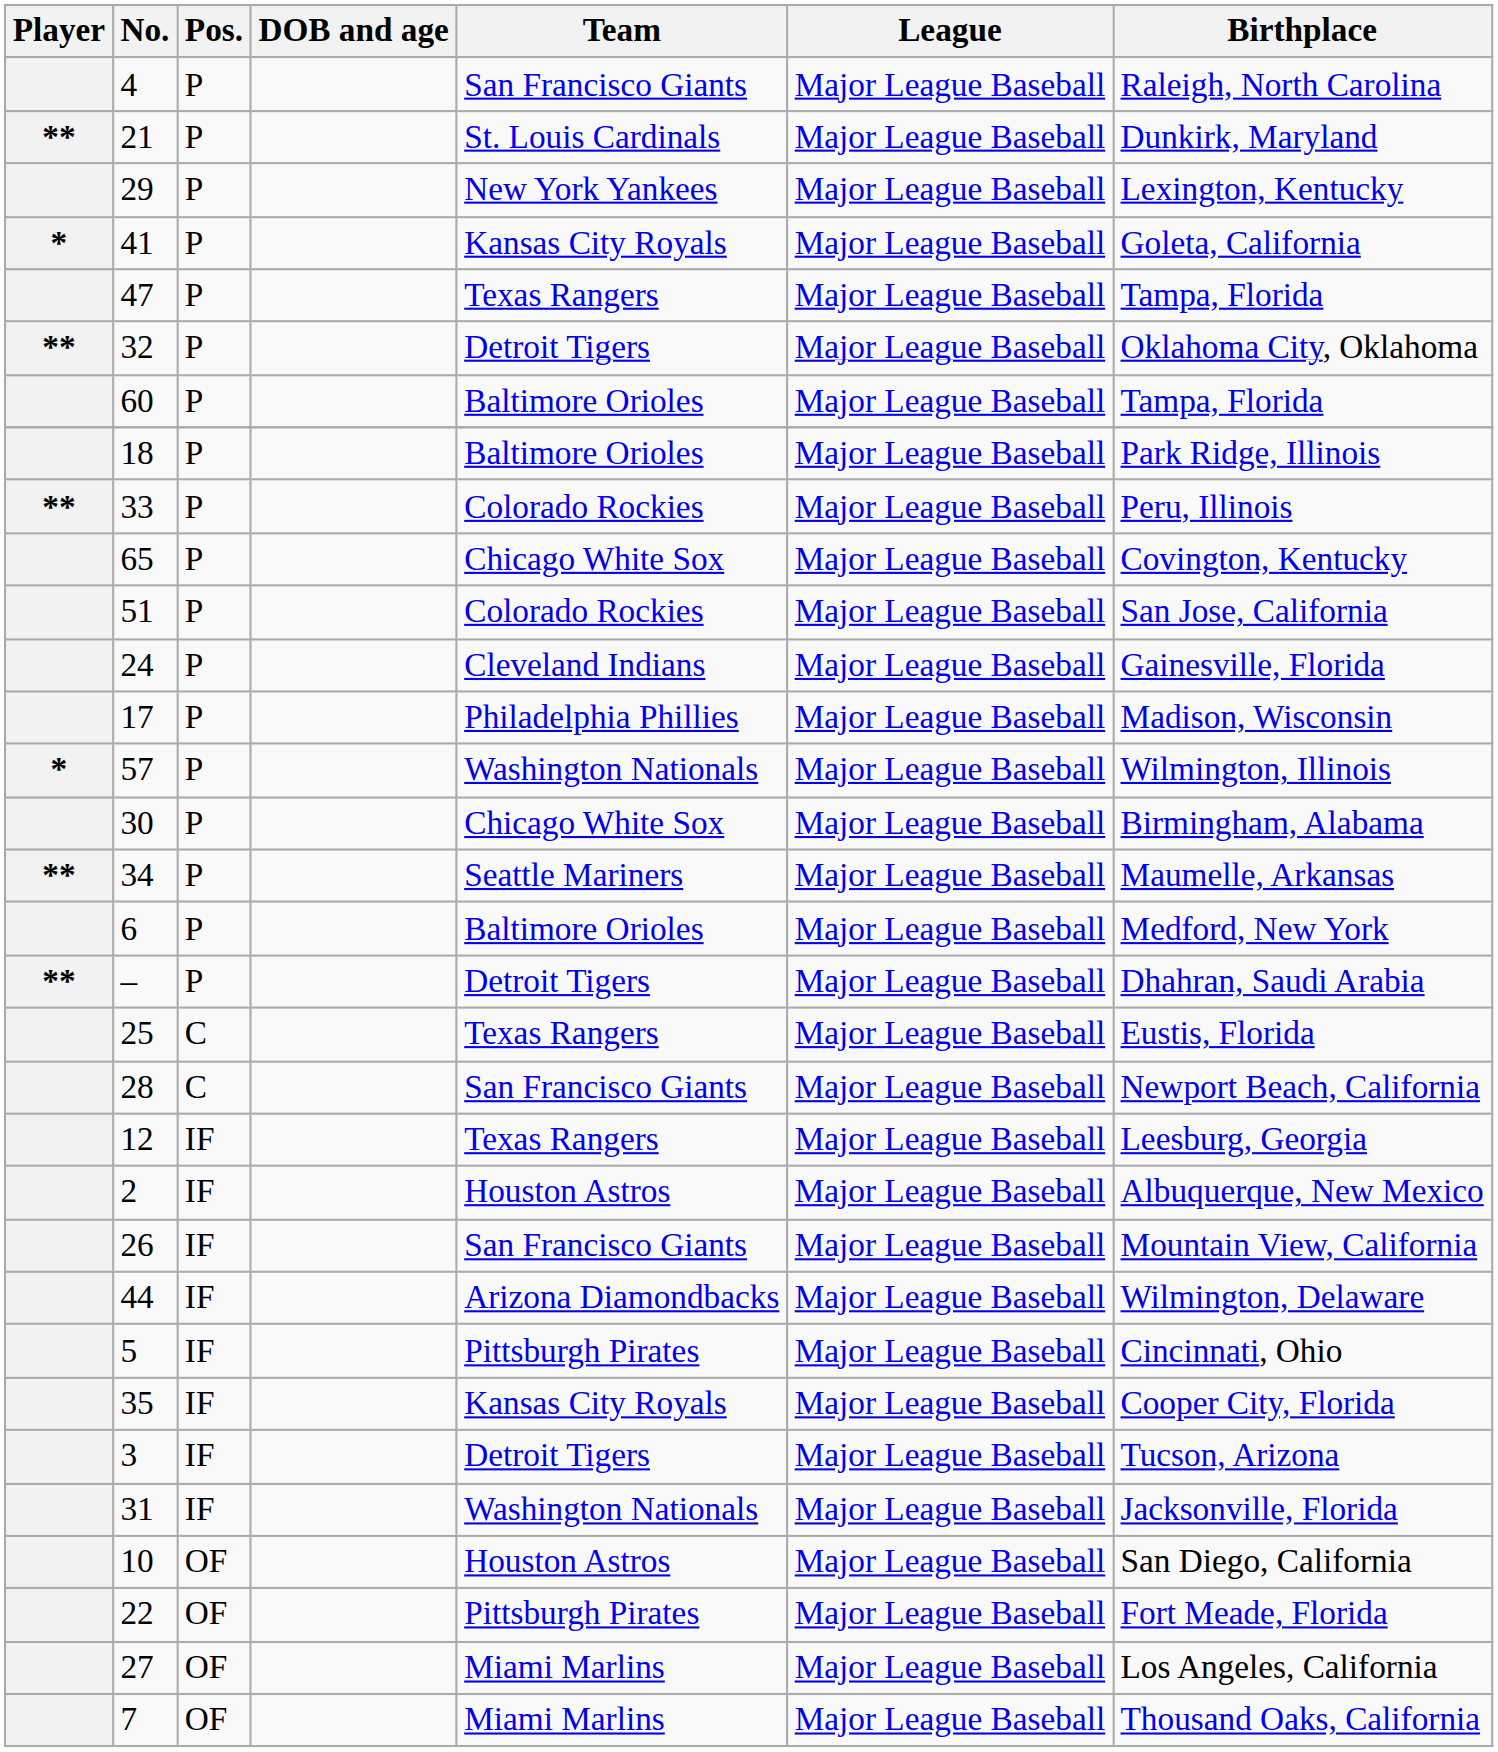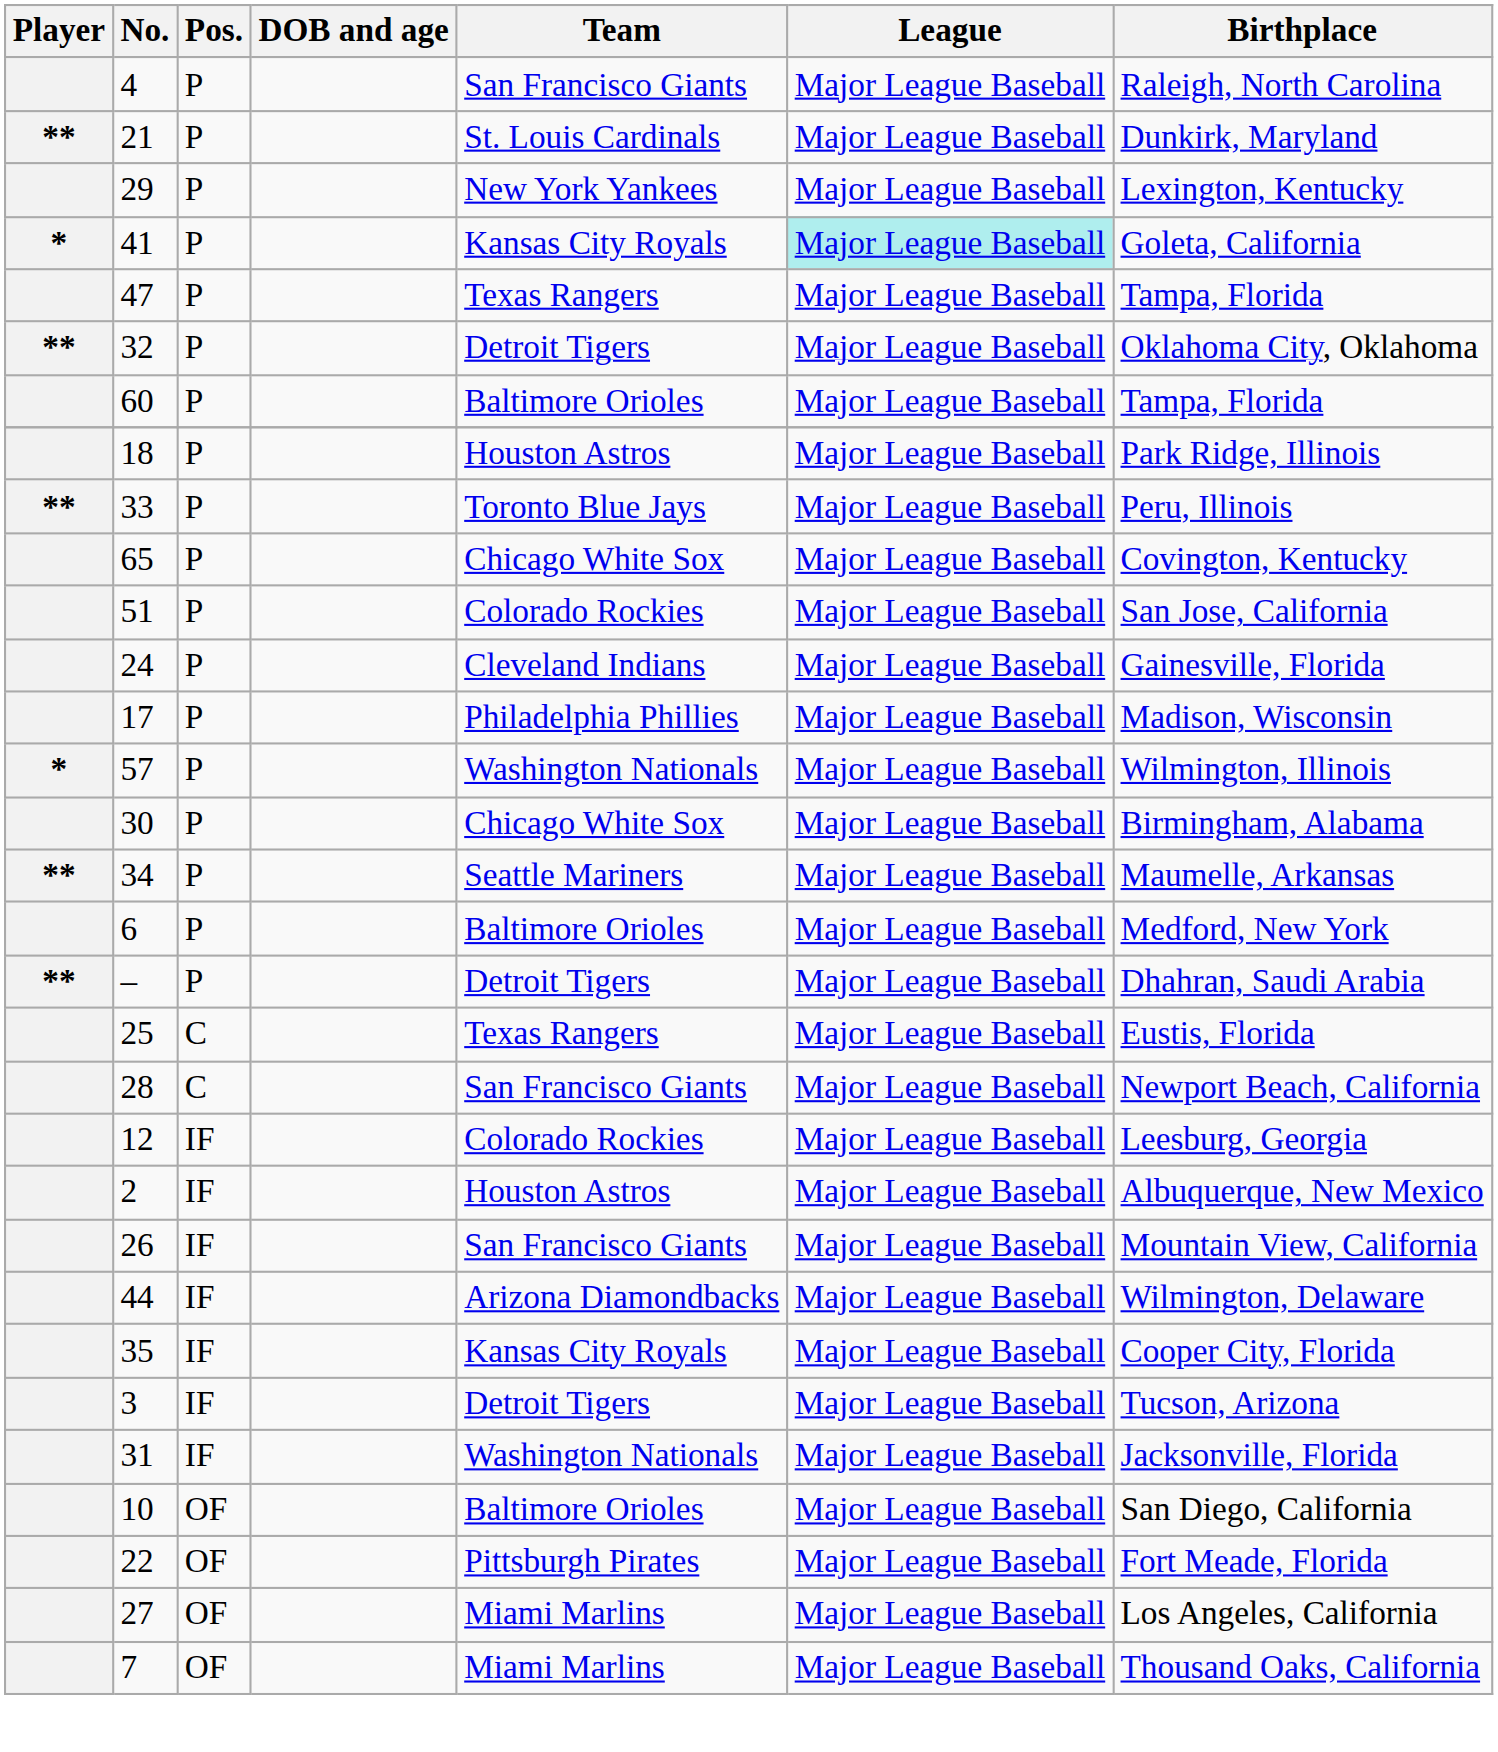(950, 242) no background -> (950, 242) paleturquoise background
(584, 453) Baltimore Orioles -> (567, 453) Houston Astros
(584, 505) Colorado Rockies -> (585, 505) Toronto Blue Jays
(561, 1139) Texas Rangers -> (584, 1139) Colorado Rockies
- row: (129, 1350)
(567, 1561) Houston Astros -> (584, 1508) Baltimore Orioles
